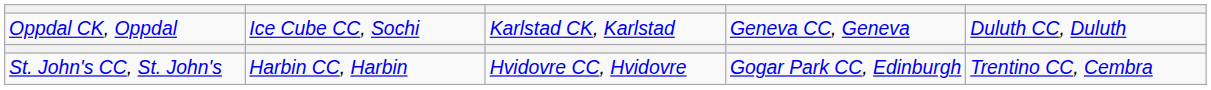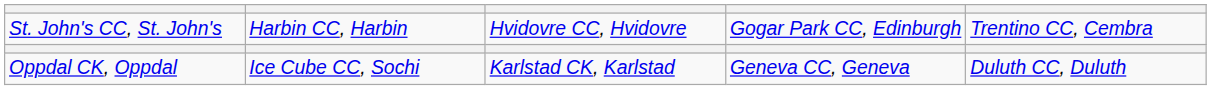rows swapped: (116, 68) <-> (93, 28)
